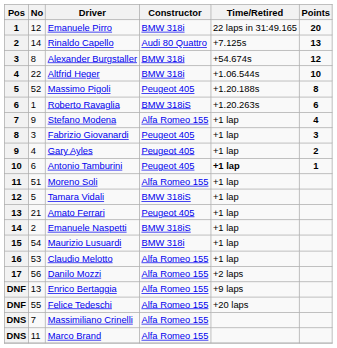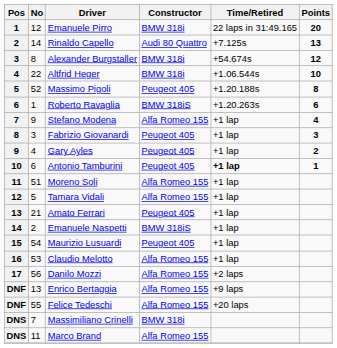(166, 197) BMW 318iS -> (175, 197) Alfa Romeo 155
(163, 243) BMW 318i -> (168, 243) Peugeot 405
(175, 320) Alfa Romeo 155 -> (163, 320) BMW 318i
